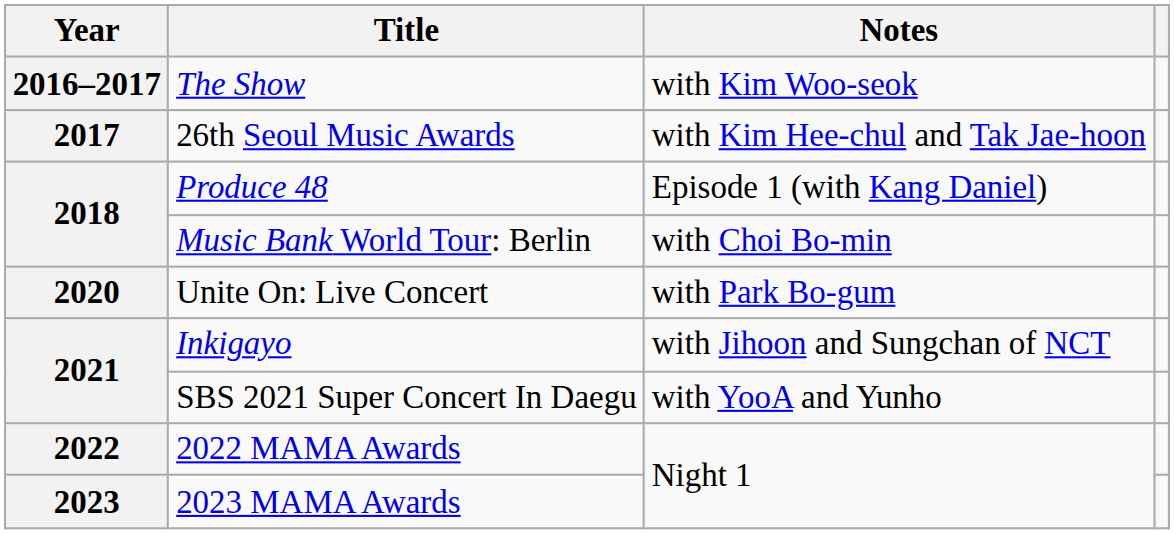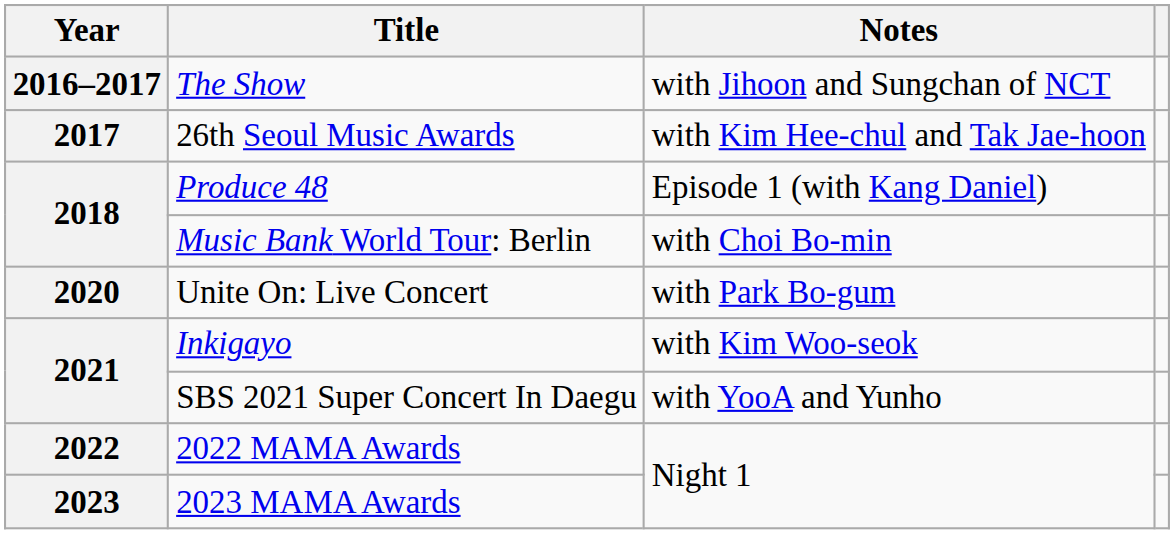(785, 82) with Kim Woo-seok -> (881, 82) with Jihoon and Sungchan of NCT
(881, 344) with Jihoon and Sungchan of NCT -> (785, 344) with Kim Woo-seok
